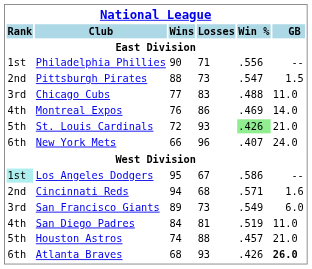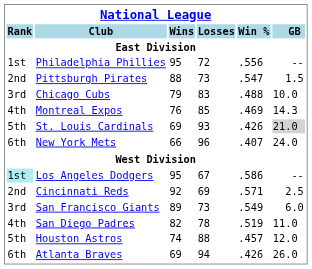(176, 63) 90 -> (176, 63) 95
(204, 63) 71 -> (204, 63) 72
(176, 95) 77 -> (176, 95) 79
(285, 95) 11.0 -> (285, 95) 10.0
(204, 110) 86 -> (204, 110) 85
(285, 110) 14.0 -> (285, 110) 14.3
(176, 126) 72 -> (176, 126) 69
(251, 126) lightgreen background -> (251, 126) no background
(285, 126) no background -> (285, 126) lightgrey background
(176, 191) 94 -> (176, 191) 92
(204, 191) 68 -> (204, 191) 69
(288, 191) 1.6 -> (288, 191) 2.5
(176, 223) 84 -> (176, 223) 82
(204, 223) 81 -> (204, 223) 78
(285, 239) 21.0 -> (285, 239) 12.0
(176, 255) 68 -> (176, 255) 69
(204, 255) 93 -> (204, 255) 94
(285, 255) bold -> (285, 255) normal
